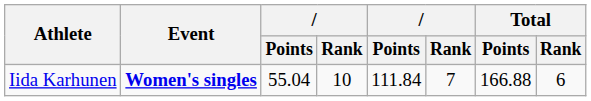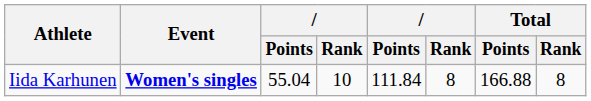(451, 80) 7 -> (451, 80) 8
(561, 80) 6 -> (561, 80) 8
